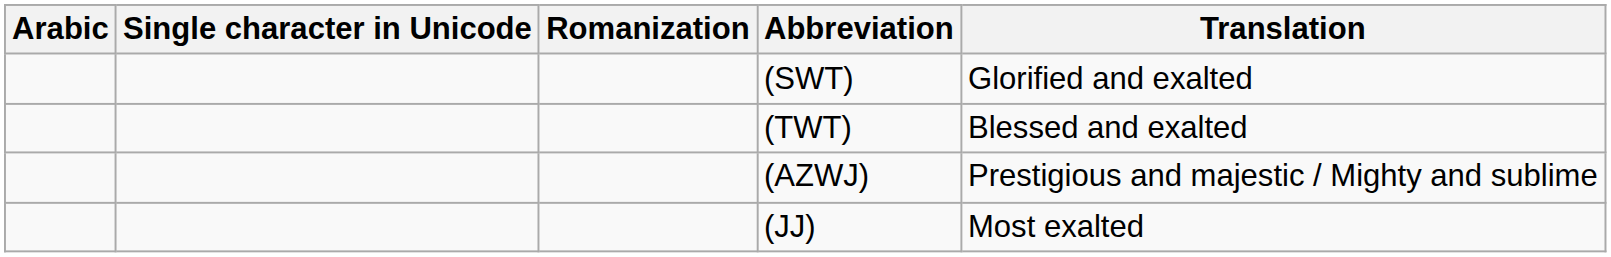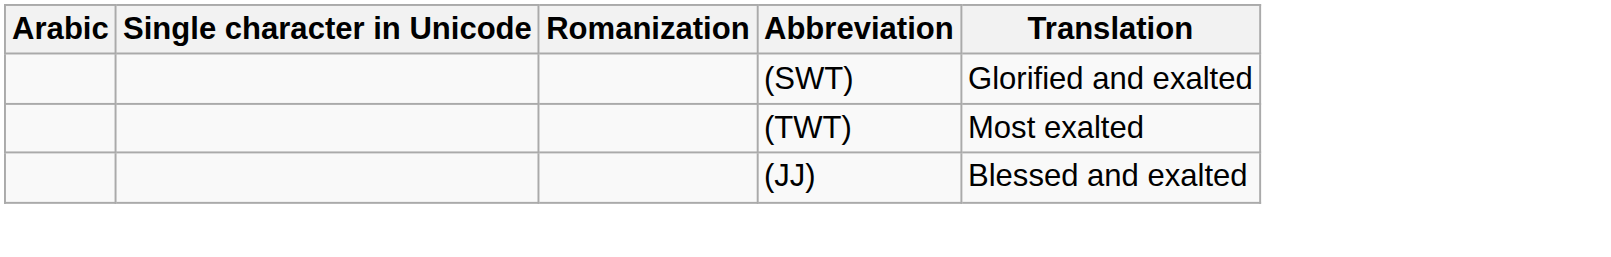(1108, 127) Blessed and exalted -> (1056, 127) Most exalted
- row: (817, 176)
(1056, 226) Most exalted -> (1108, 176) Blessed and exalted
